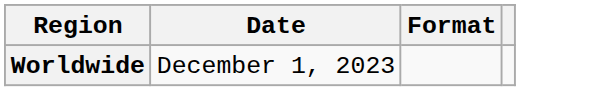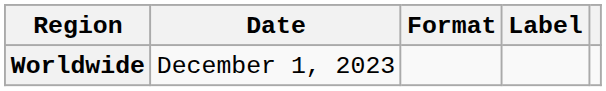+ column: (546, 25)
